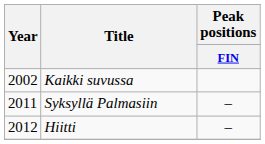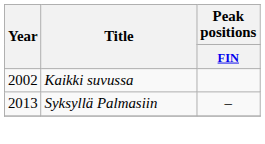(22, 103) 2011 -> (23, 103) 2013
- row: (60, 127)
